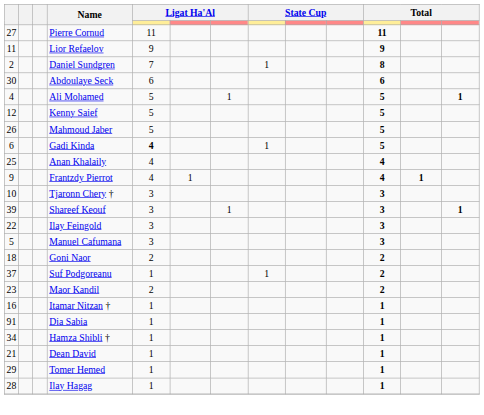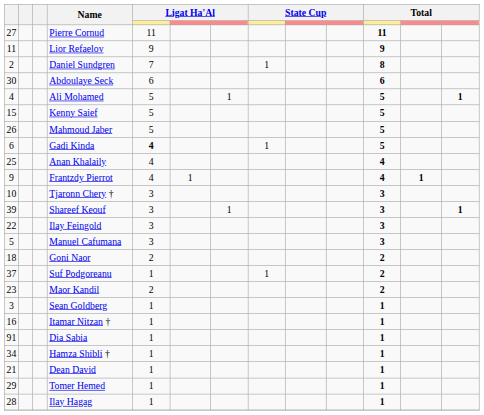(11, 113) 12 -> (11, 113) 15
+ row: (78, 305)
